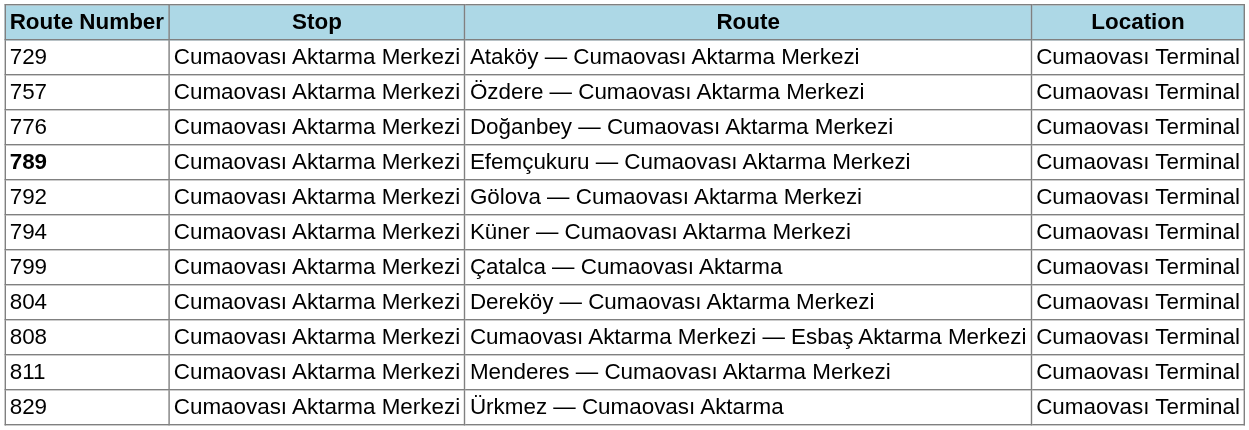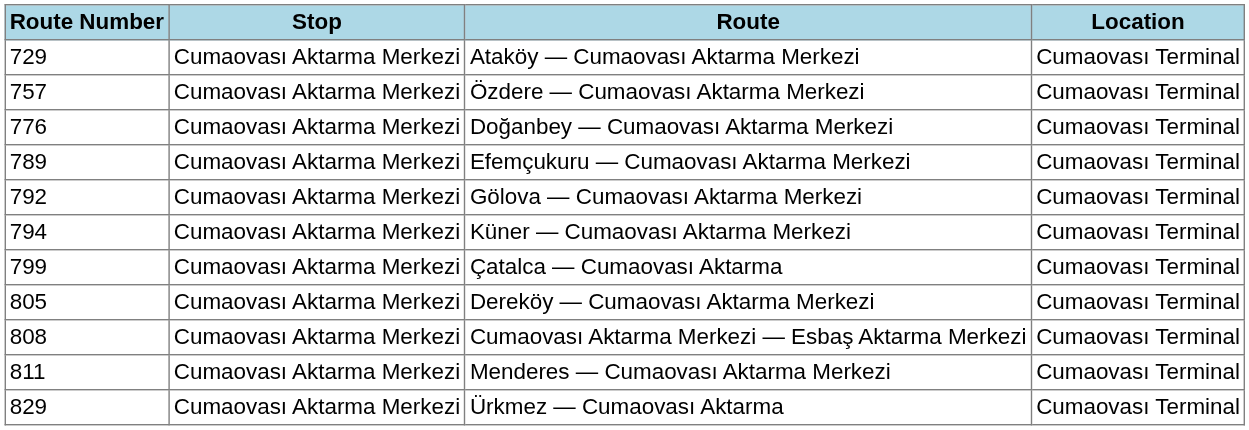(28, 161) bold -> (28, 161) normal
(28, 302) 804 -> (28, 302) 805
